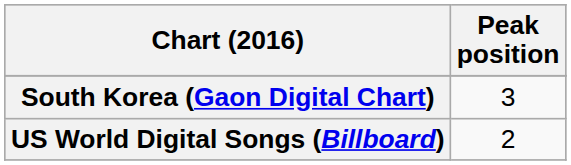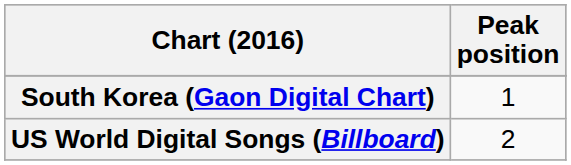(508, 97) 3 -> (508, 97) 1
